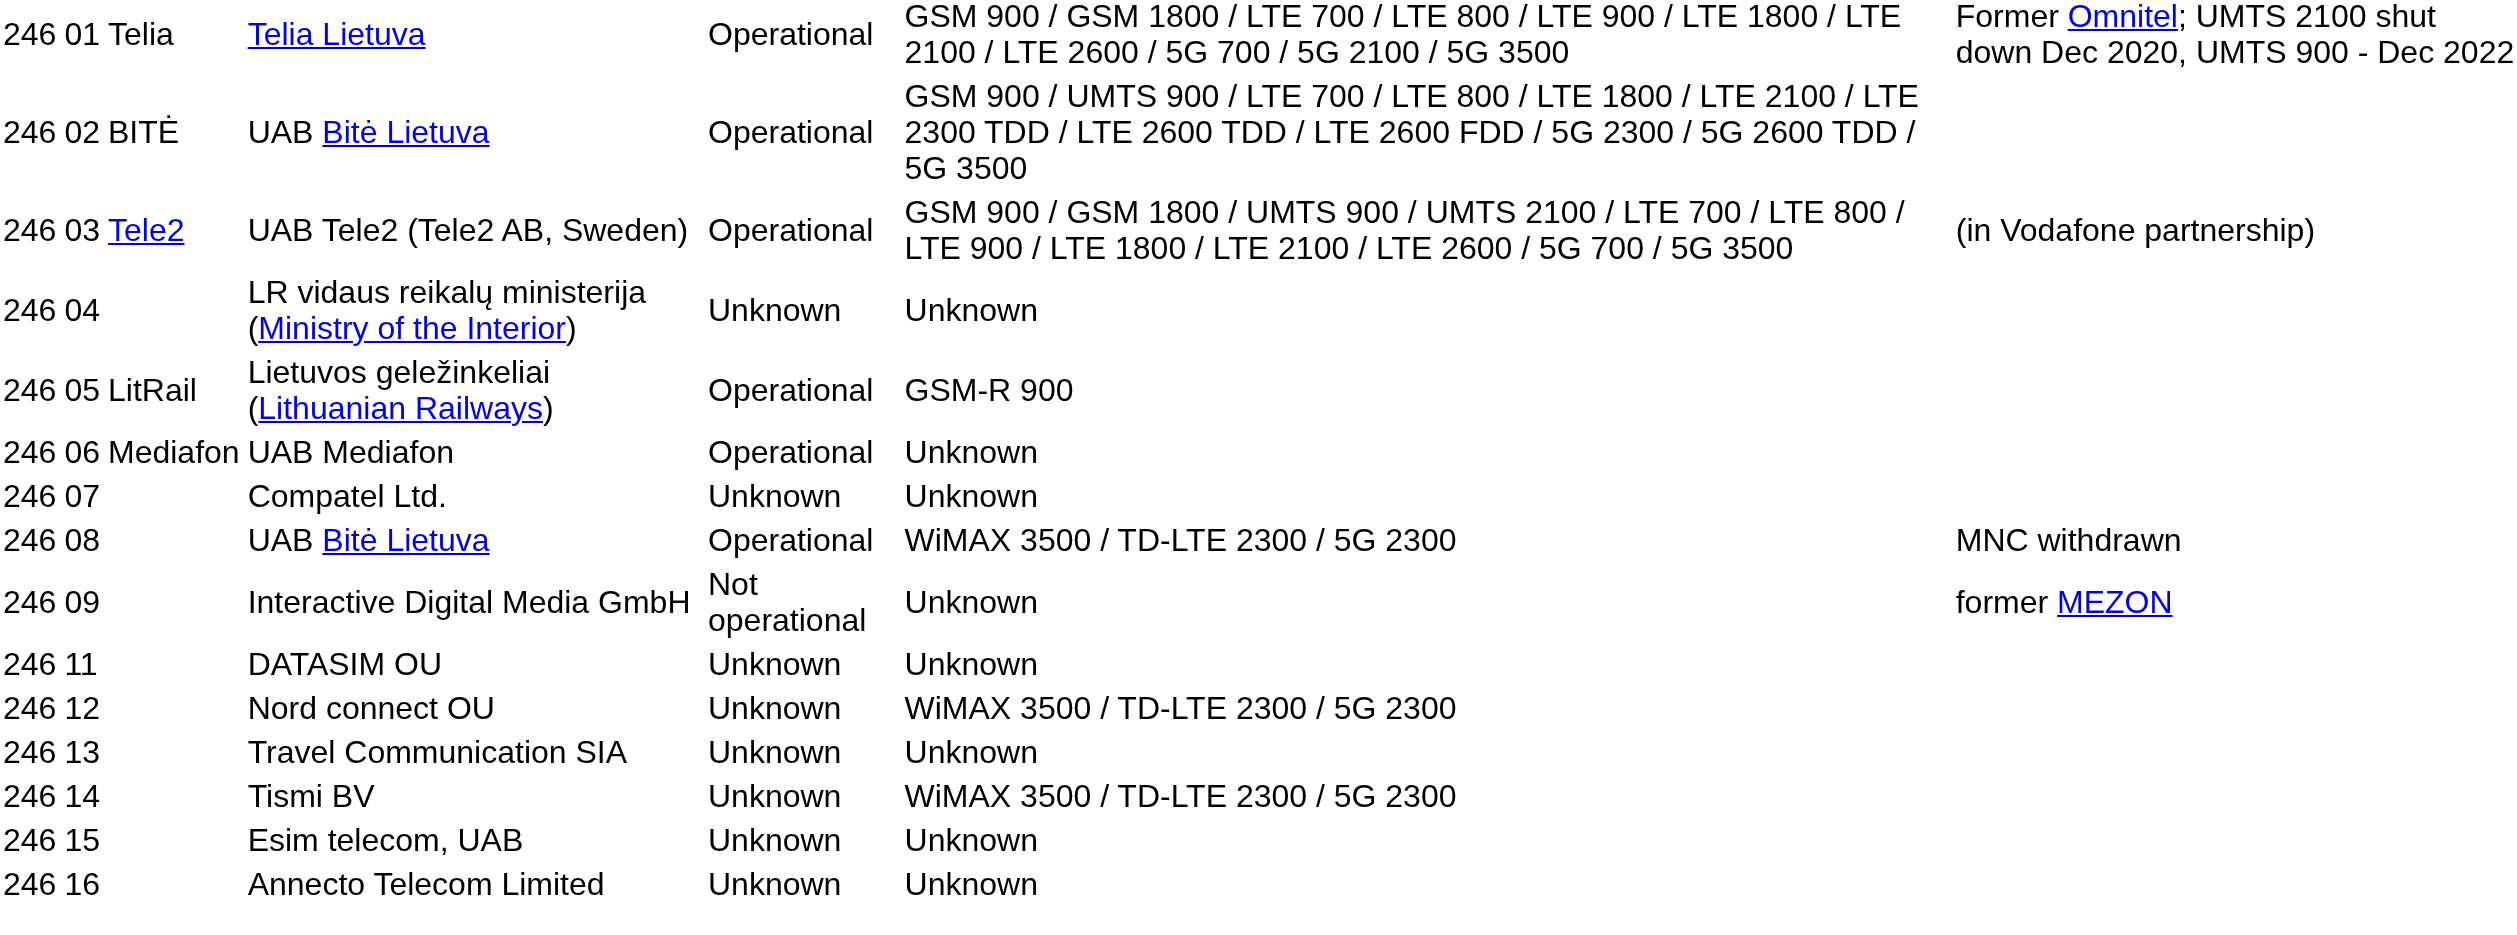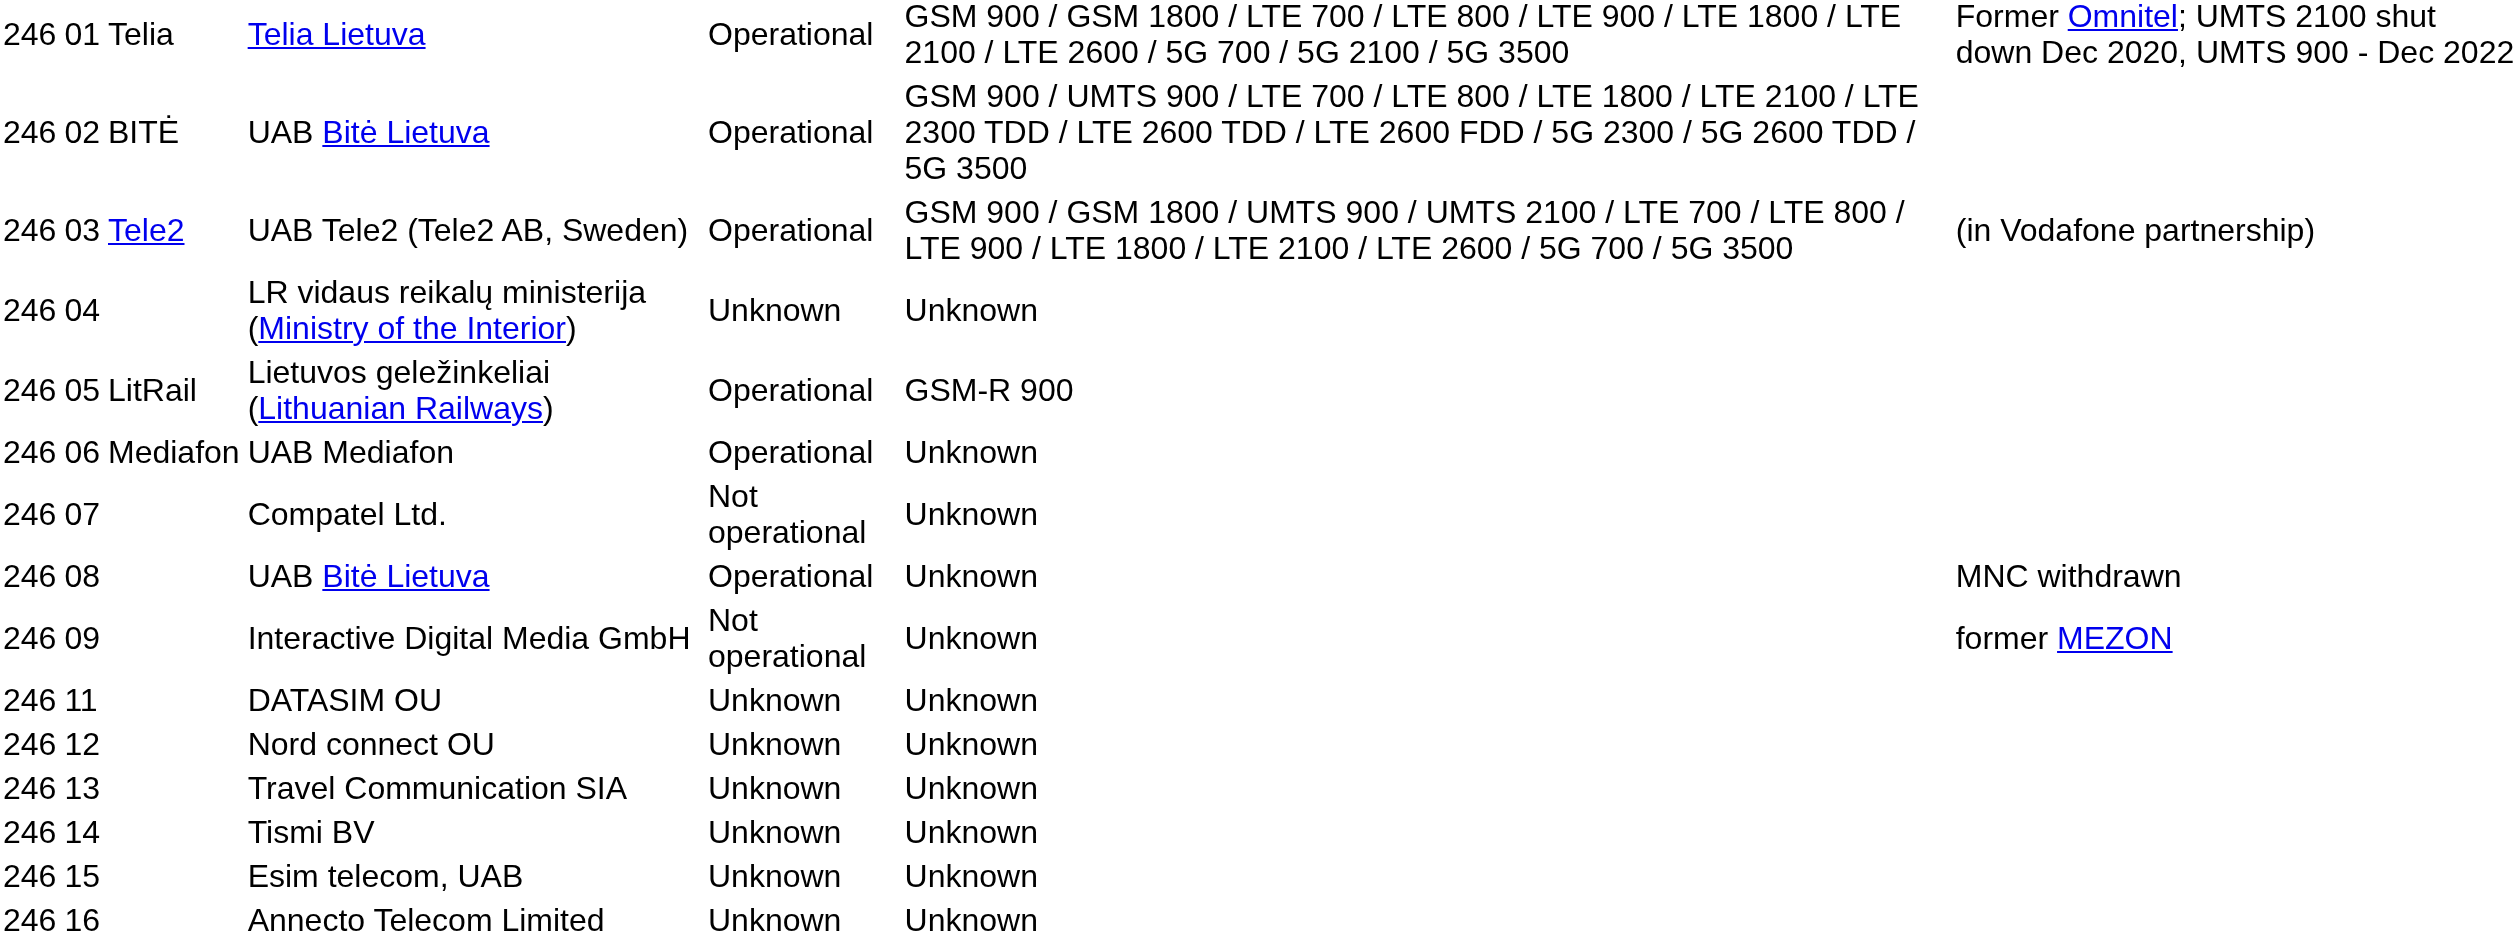(775, 496) Unknown -> (787, 514) Not operational
(1181, 540) WiMAX 3500 / TD-LTE 2300 / 5G 2300 -> (971, 576) Unknown
(1181, 708) WiMAX 3500 / TD-LTE 2300 / 5G 2300 -> (971, 744) Unknown
(1181, 796) WiMAX 3500 / TD-LTE 2300 / 5G 2300 -> (971, 832) Unknown
